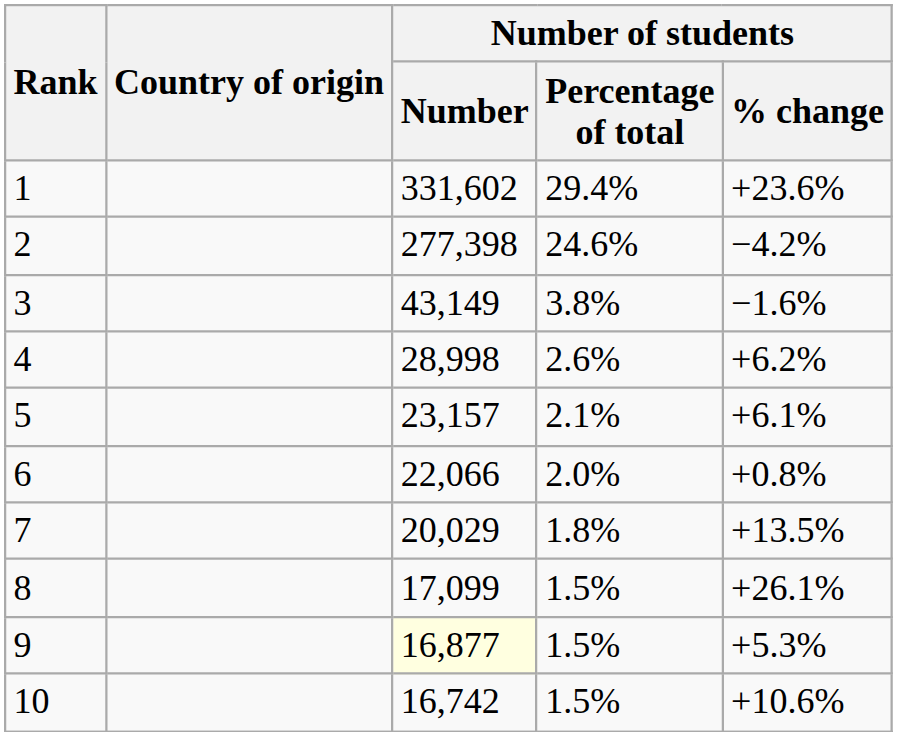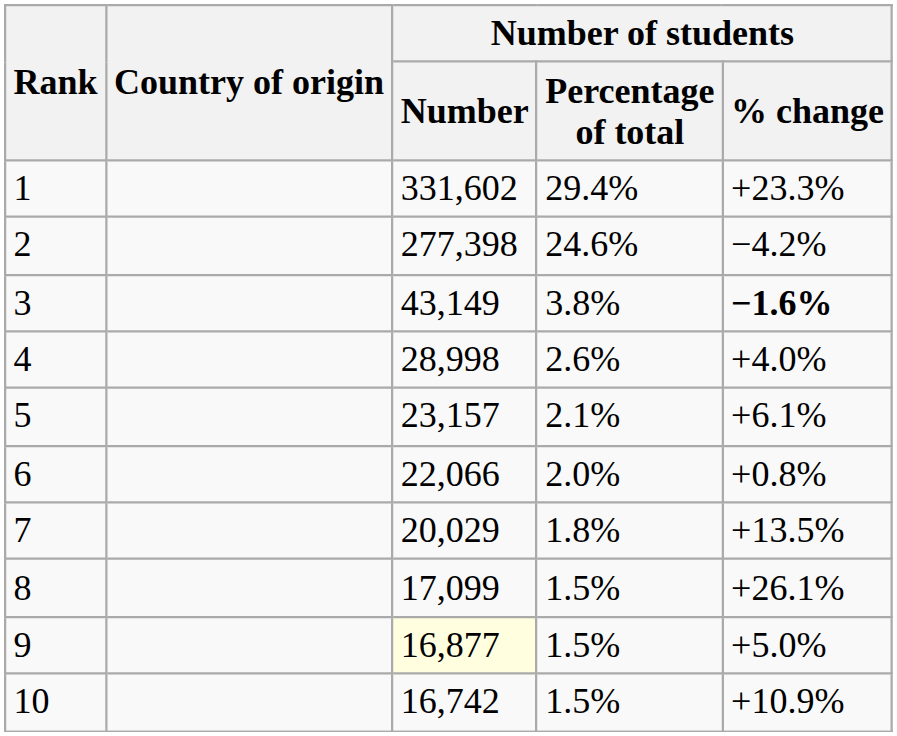(788, 187) +23.6% -> (788, 187) +23.3%
(779, 301) normal -> (782, 301) bold
(779, 359) +6.2% -> (779, 359) +4.0%
(779, 644) +5.3% -> (779, 644) +5.0%
(788, 701) +10.6% -> (788, 701) +10.9%
